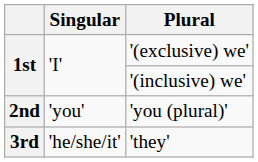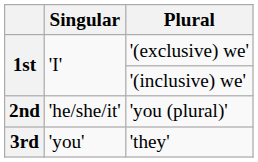(67, 111) 'you' -> (85, 111) 'he/she/it'
(85, 141) 'he/she/it' -> (67, 141) 'you'
